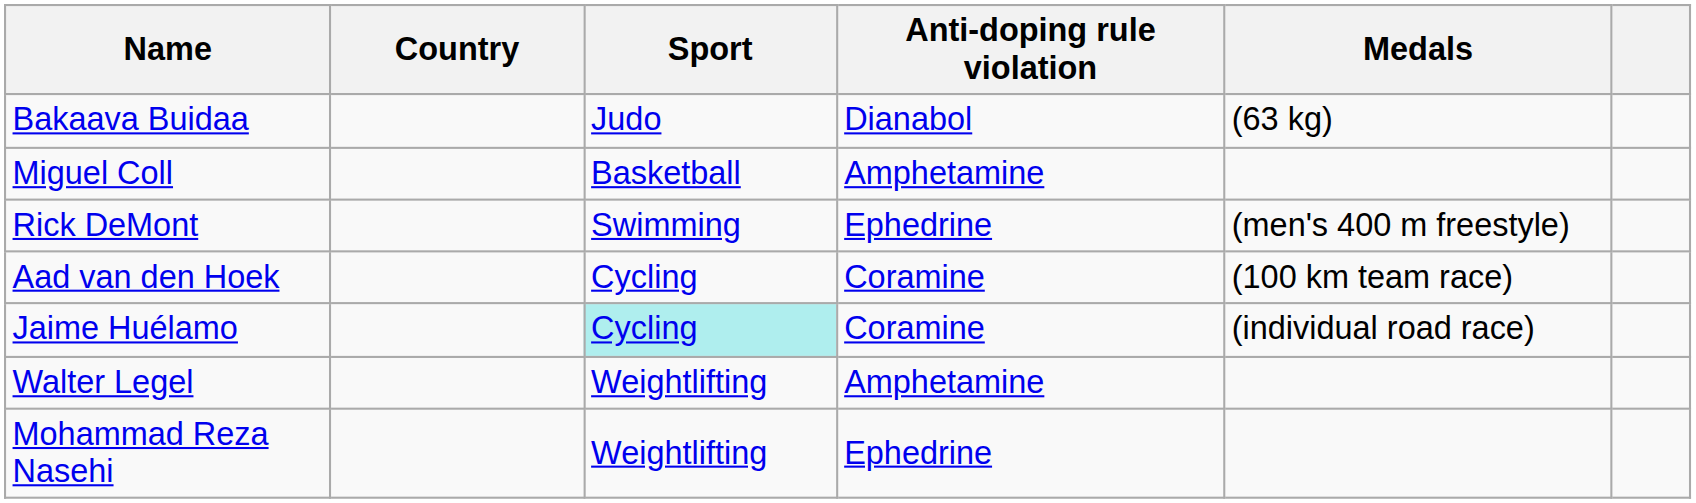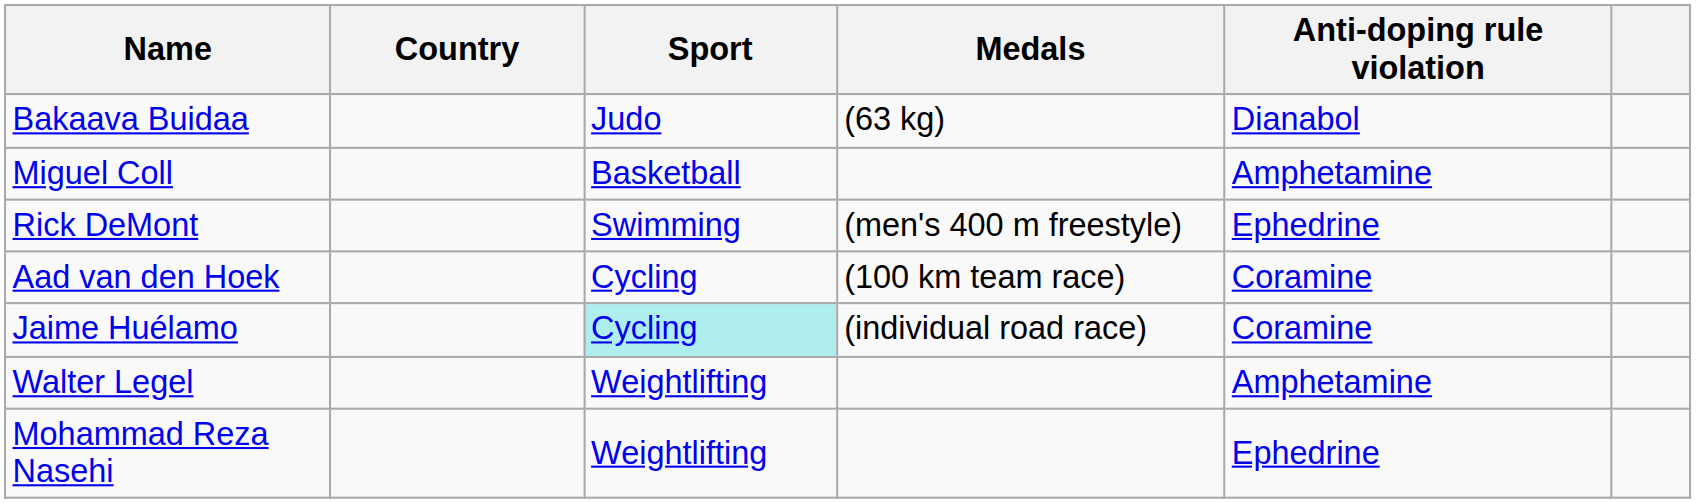columns swapped: (1030, 48) <-> (1418, 48)
